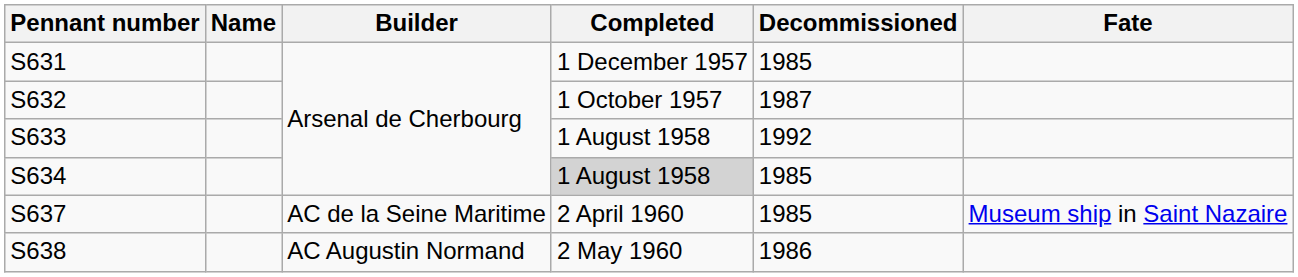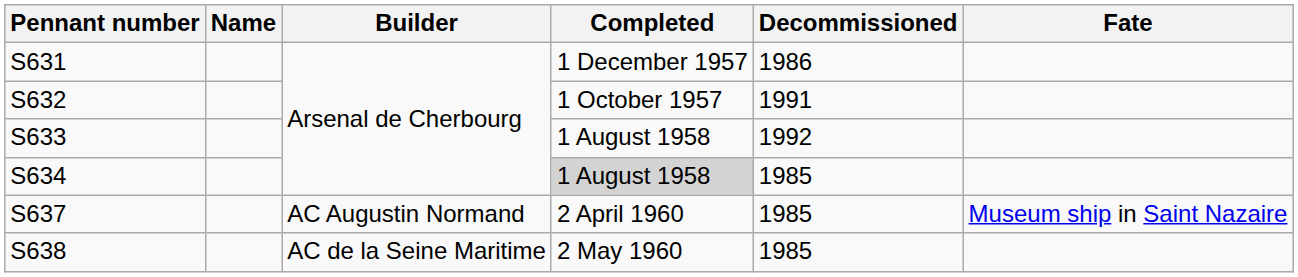(786, 61) 1985 -> (786, 61) 1986
(786, 99) 1987 -> (786, 99) 1991
(417, 213) AC de la Seine Maritime -> (406, 213) AC Augustin Normand
(406, 251) AC Augustin Normand -> (417, 251) AC de la Seine Maritime
(786, 251) 1986 -> (786, 251) 1985
